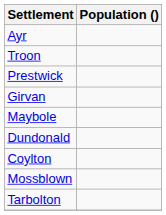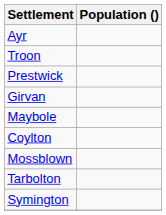- row: (39, 138)
+ row: (38, 199)
